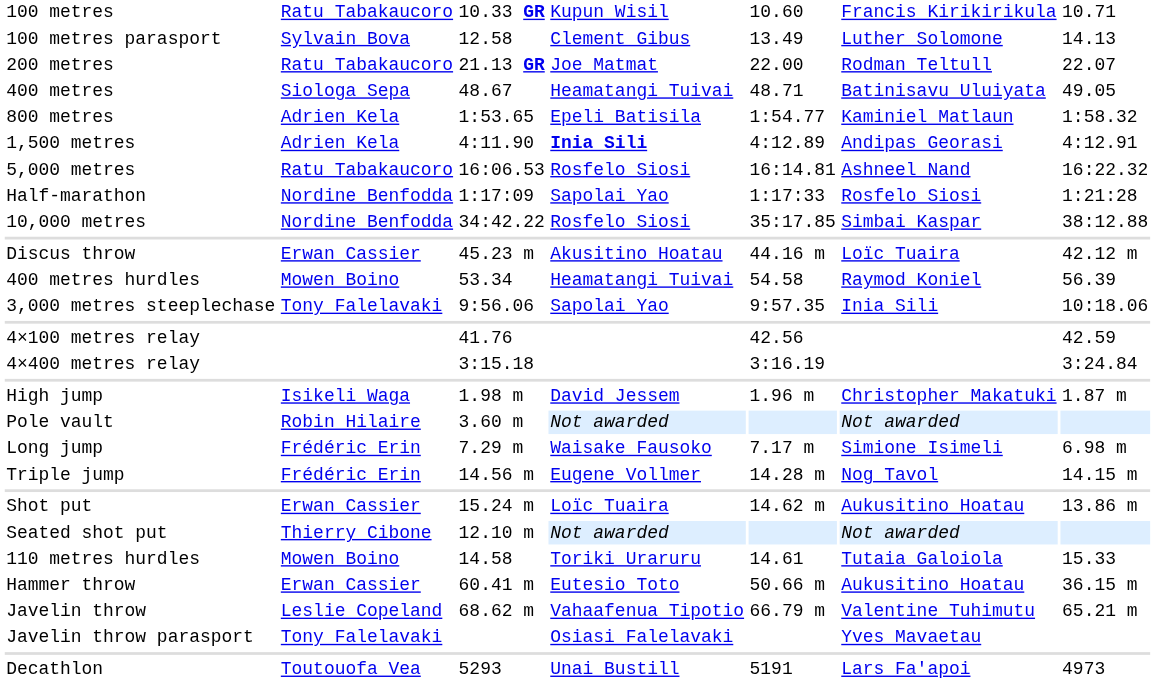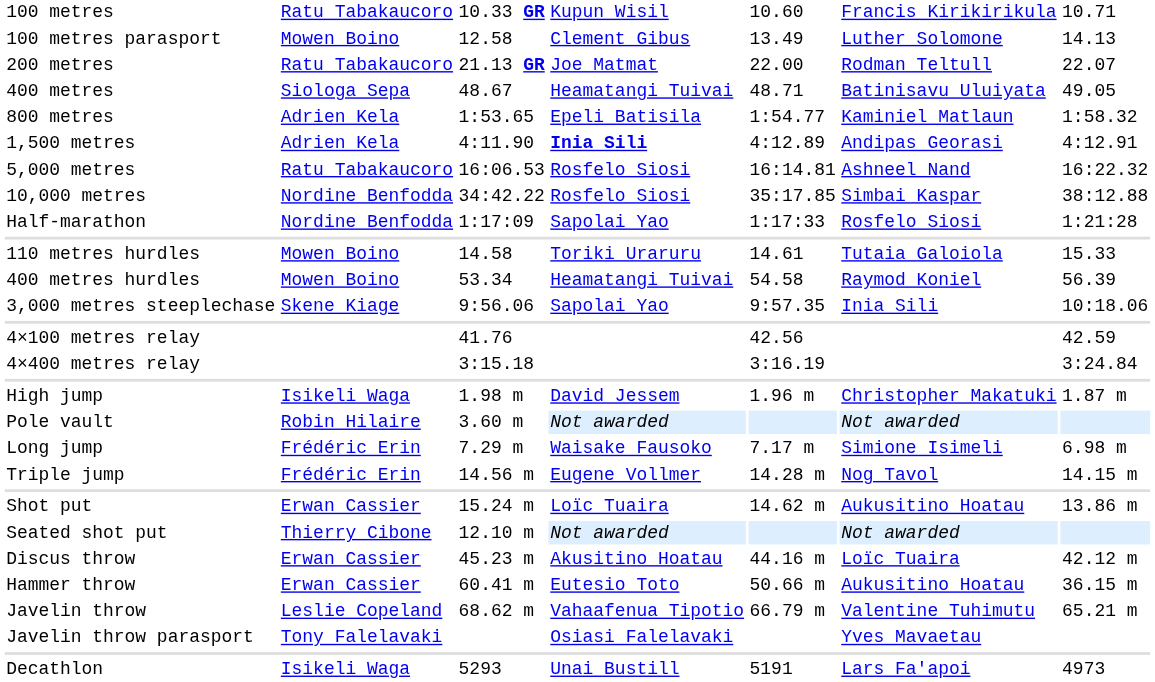(345, 39) Sylvain Bova -> (340, 39) Mowen Boino
rows swapped: (76, 222) <-> (76, 196)
rows swapped: (103, 559) <-> (71, 254)
(362, 306) Tony Falelavaki -> (340, 306) Skene Kiage
(351, 669) Toutouofa Vea -> (345, 669) Isikeli Waga
